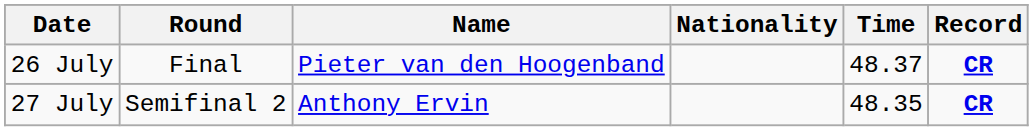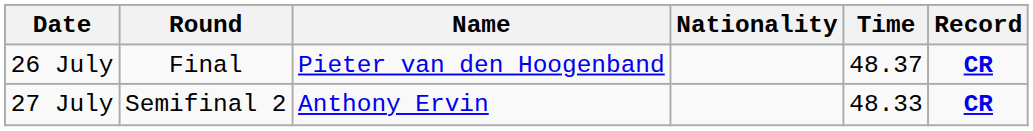(886, 105) 48.35 -> (886, 105) 48.33
